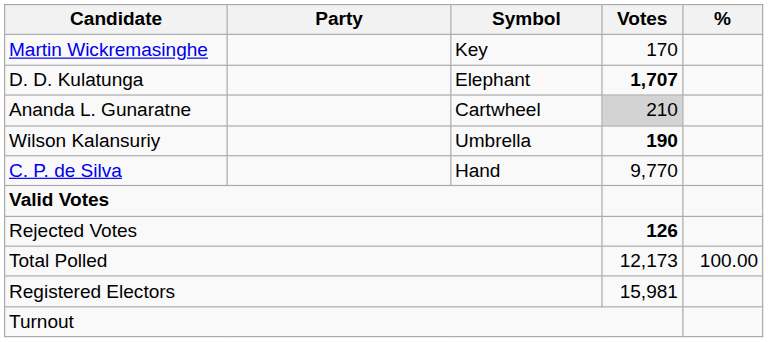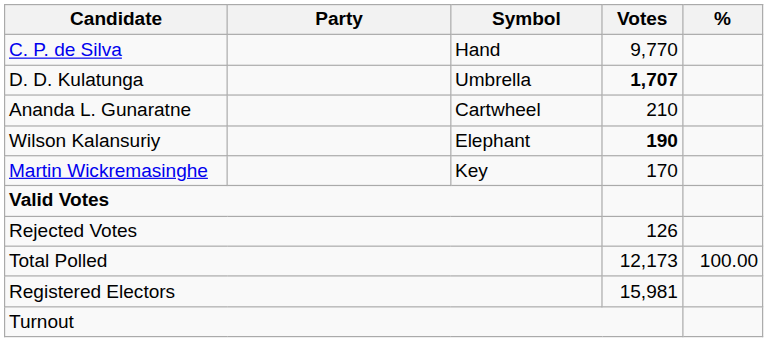rows swapped: (65, 170) <-> (108, 49)
(493, 79) Elephant -> (493, 79) Umbrella
(662, 110) lightgrey background -> (662, 110) no background
(493, 140) Umbrella -> (493, 140) Elephant
(662, 230) bold -> (662, 230) normal
